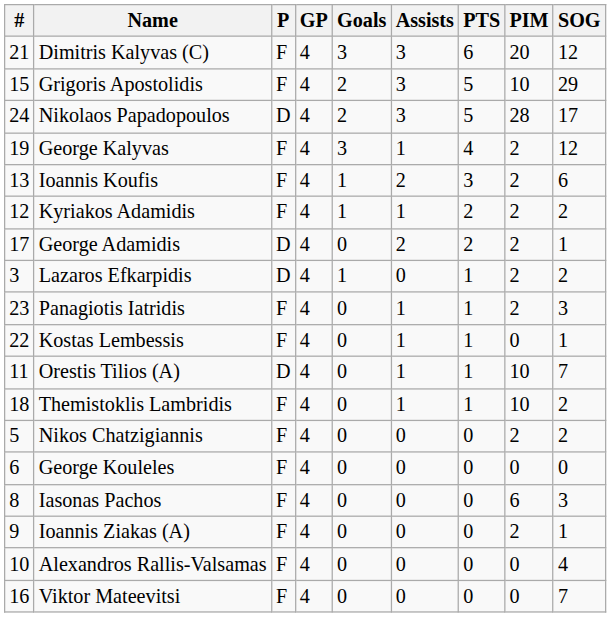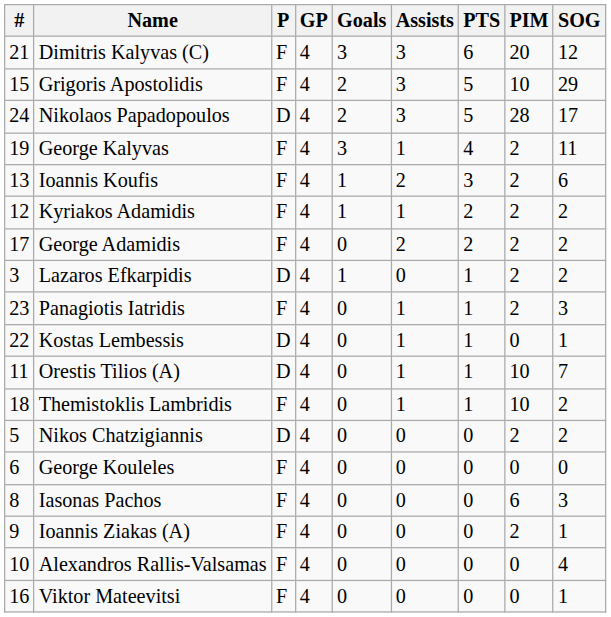(568, 148) 12 -> (568, 148) 11
(283, 244) D -> (282, 244) F
(563, 244) 1 -> (563, 244) 2
(282, 340) F -> (283, 340) D
(282, 436) F -> (283, 436) D
(563, 595) 7 -> (563, 595) 1
